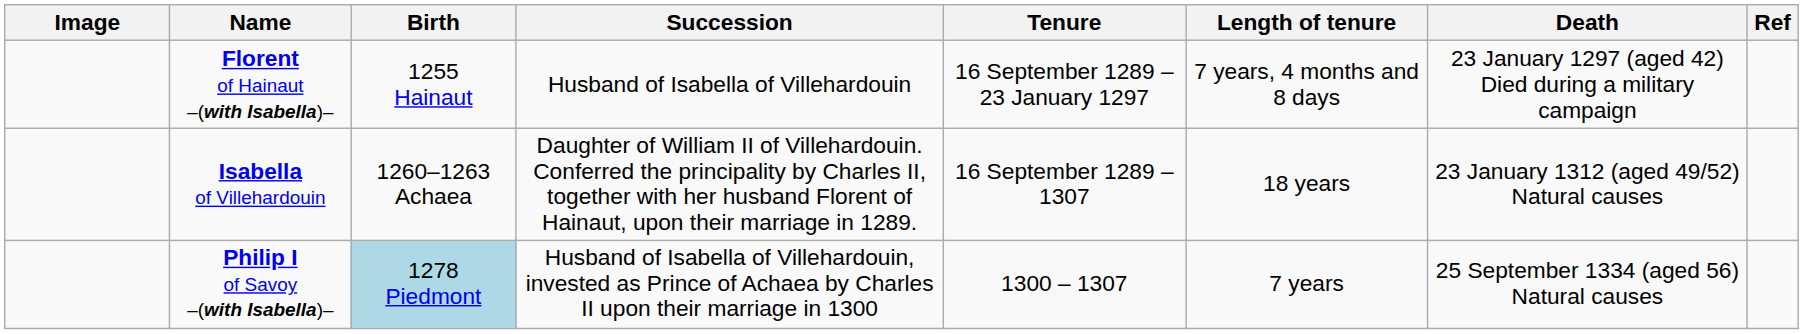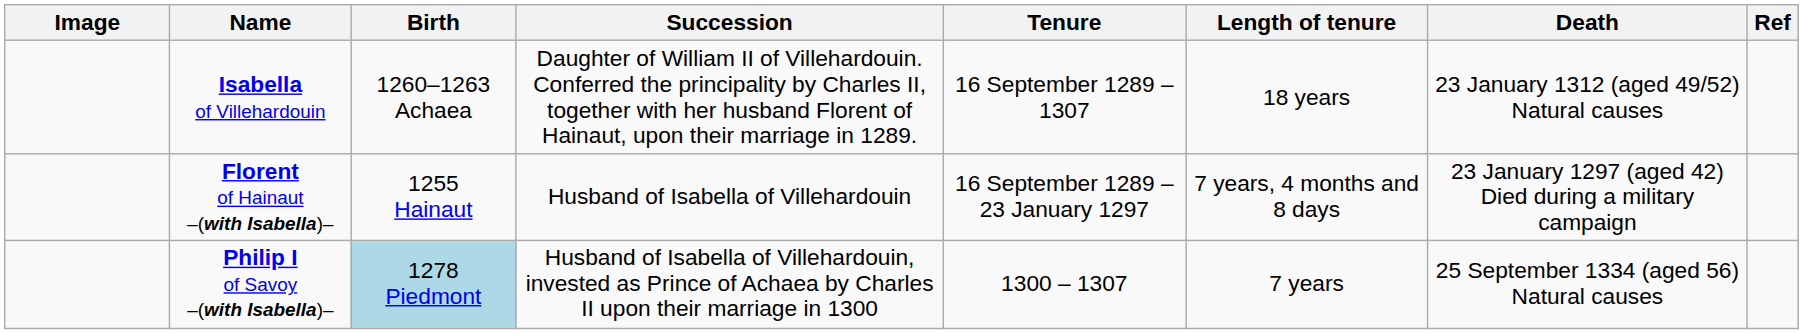rows swapped: (260, 184) <-> (260, 84)
